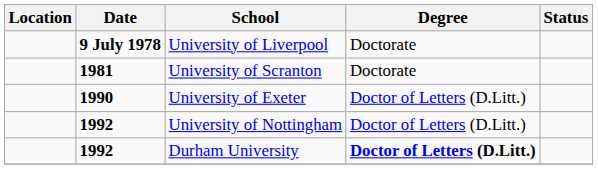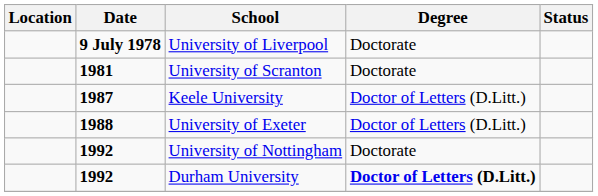+ row: (226, 97)
(96, 97) 1990 -> (96, 124) 1988
(438, 124) Doctor of Letters (D.Litt.) -> (383, 151) Doctorate
